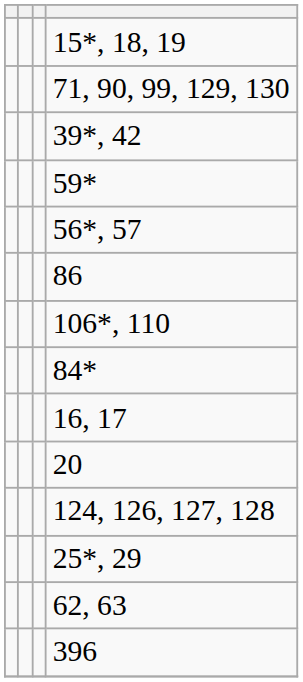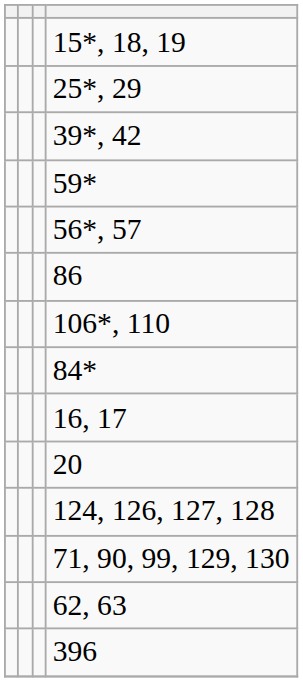rows swapped: (97, 557) <-> (171, 88)
